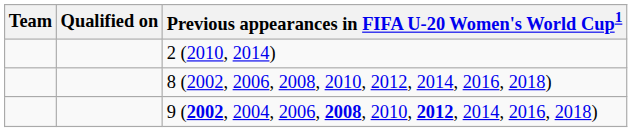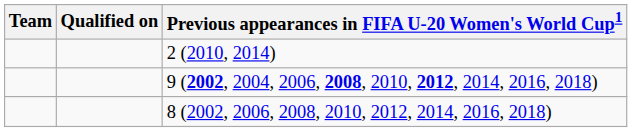rows swapped: (382, 111) <-> (359, 82)
